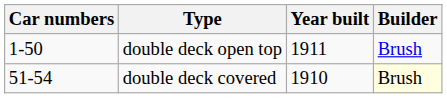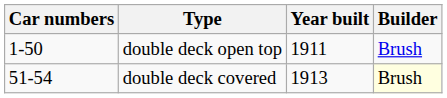(309, 78) 1910 -> (309, 78) 1913
